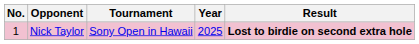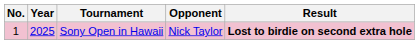columns swapped: (210, 13) <-> (57, 13)
